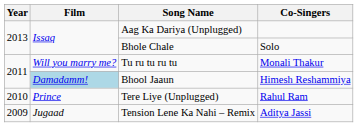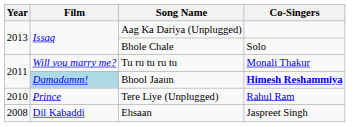(305, 79) normal -> (295, 79) bold
- row: (188, 113)
+ row: (136, 113)
